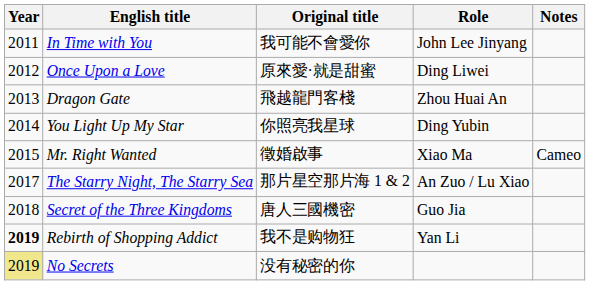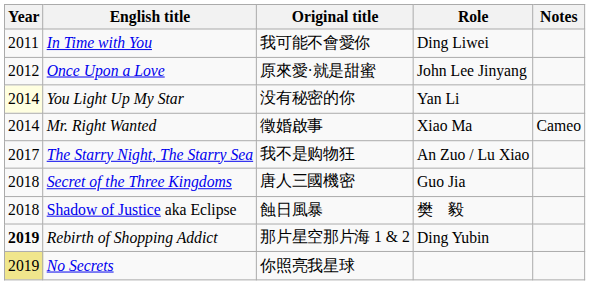(472, 43) John Lee Jinyang -> (453, 43) Ding Liwei
(453, 71) Ding Liwei -> (472, 71) John Lee Jinyang
- row: (88, 98)
(24, 126) no background -> (24, 98) lightyellow background
(307, 126) 你照亮我星球 -> (307, 98) 没有秘密的你
(453, 126) Ding Yubin -> (438, 98) Yan Li
(24, 154) 2015 -> (24, 126) 2014
(335, 181) 那片星空那片海 1 & 2 -> (307, 154) 我不是购物狂
+ row: (142, 210)
(307, 237) 我不是购物狂 -> (335, 237) 那片星空那片海 1 & 2
(438, 237) Yan Li -> (453, 237) Ding Yubin
(307, 265) 没有秘密的你 -> (307, 265) 你照亮我星球
